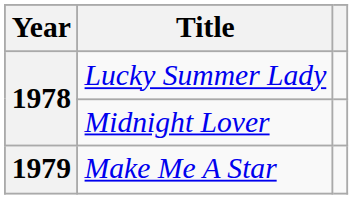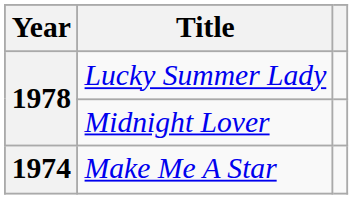(41, 168) 1979 -> (41, 168) 1974
